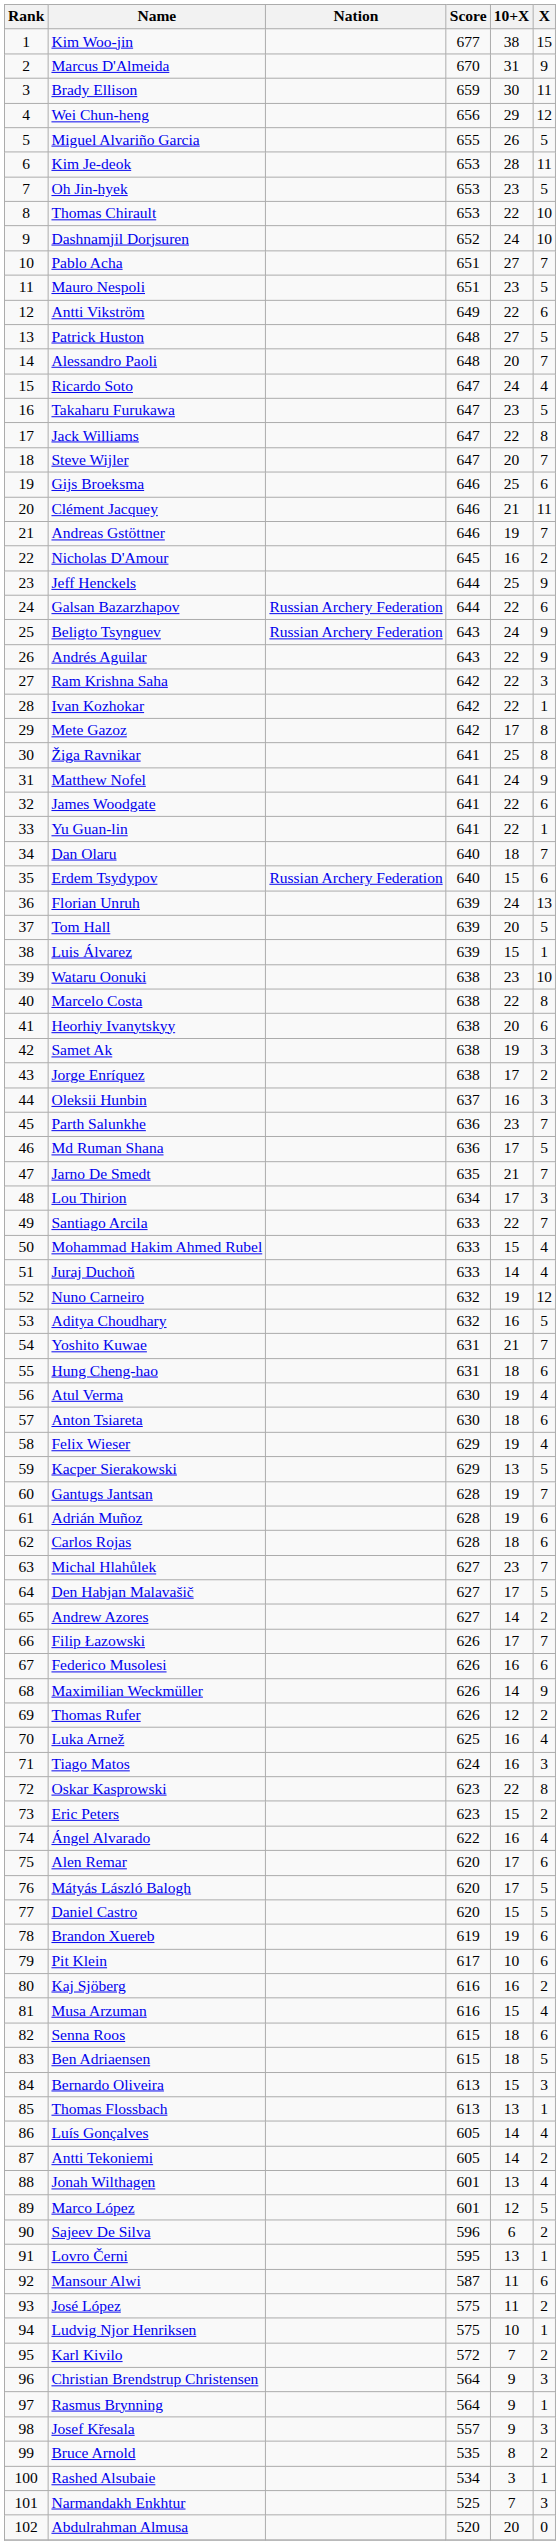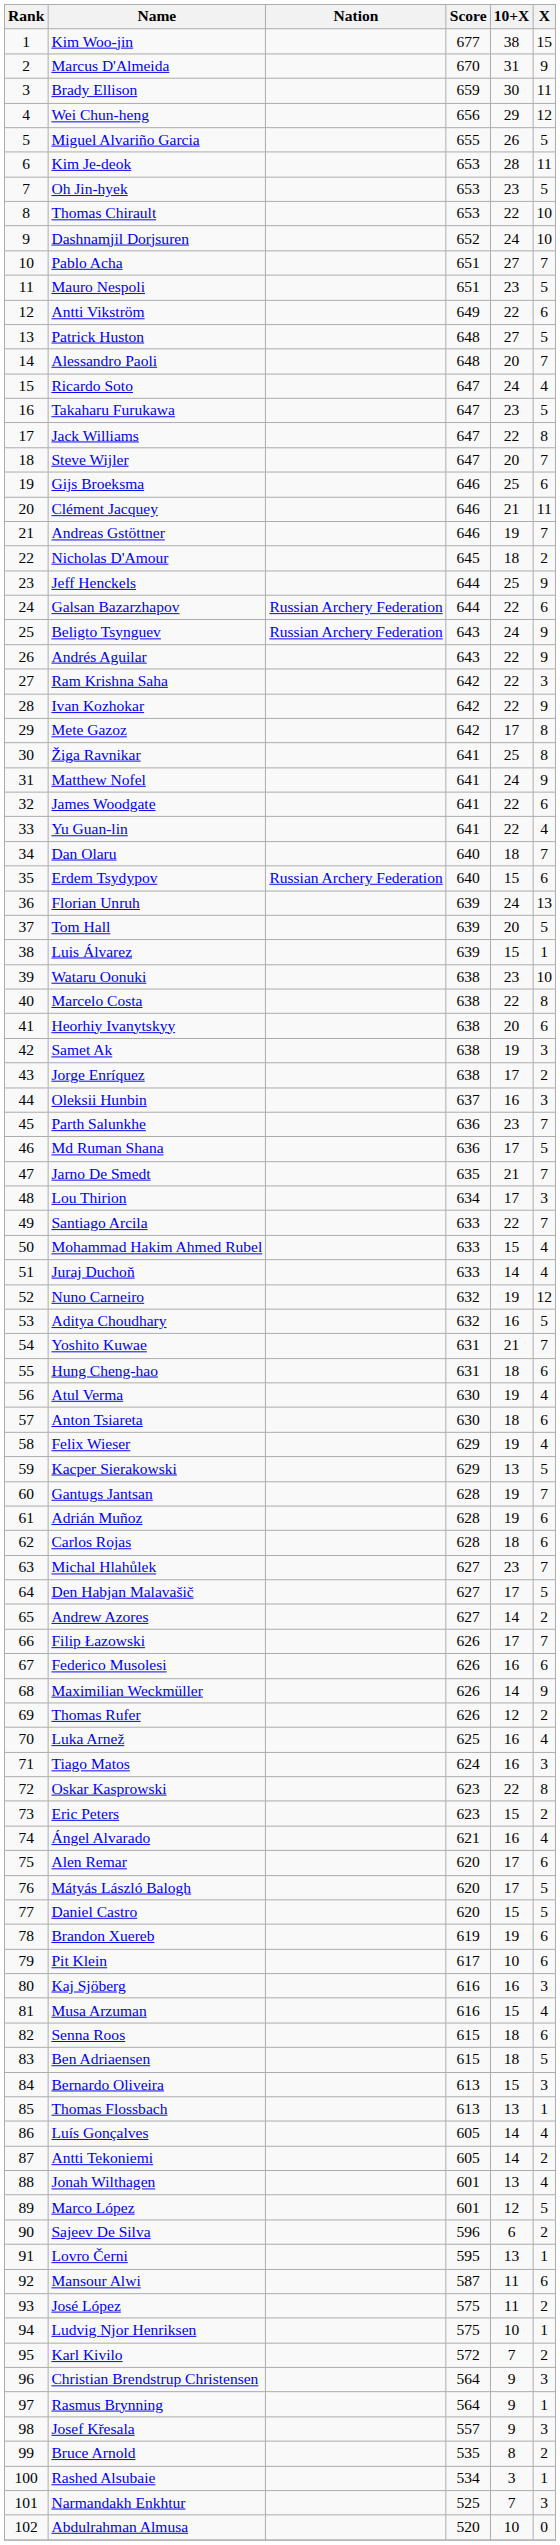(512, 558) 16 -> (512, 558) 18
(544, 705) 1 -> (544, 705) 9
(544, 829) 1 -> (544, 829) 4
(468, 1838) 622 -> (468, 1838) 621
(544, 1985) 2 -> (544, 1985) 3
(512, 2527) 20 -> (512, 2527) 10
